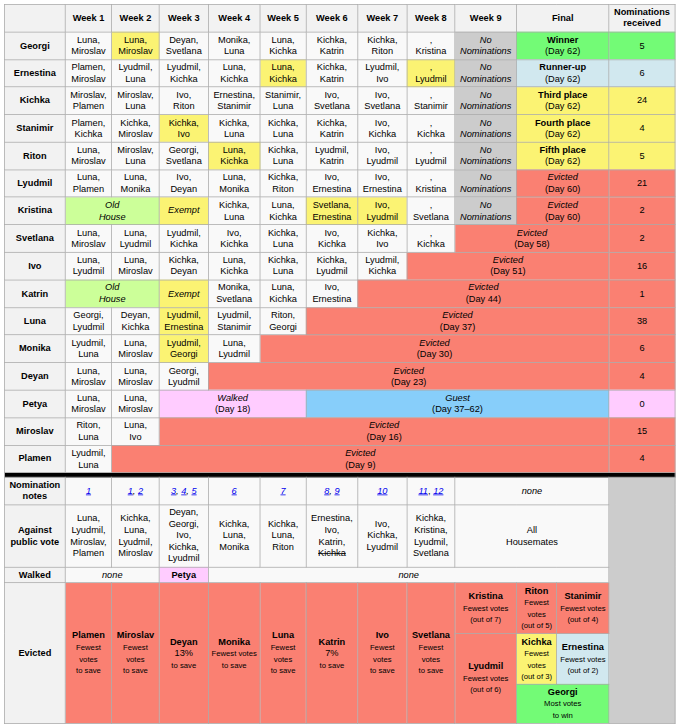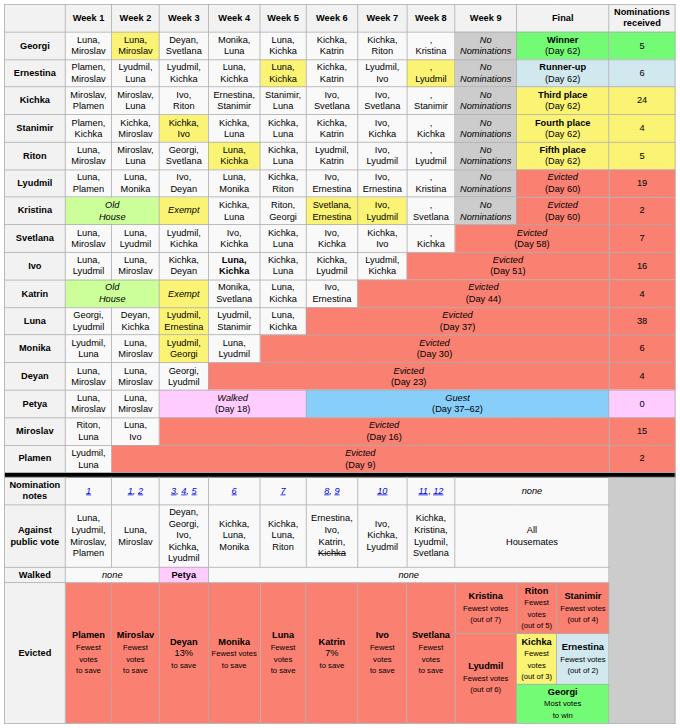(642, 183) 21 -> (642, 183) 19
(283, 211) Luna, Kichka -> (283, 211) Riton, Georgi
(642, 238) 2 -> (642, 238) 7
(234, 266) normal -> (234, 266) bold
(642, 293) 1 -> (642, 293) 4
(283, 321) Riton, Georgi -> (283, 321) Luna, Kichka
(642, 459) 4 -> (642, 459) 2
(135, 535) Kichka, Luna, Lyudmil, Miroslav -> (135, 535) Luna, Miroslav
